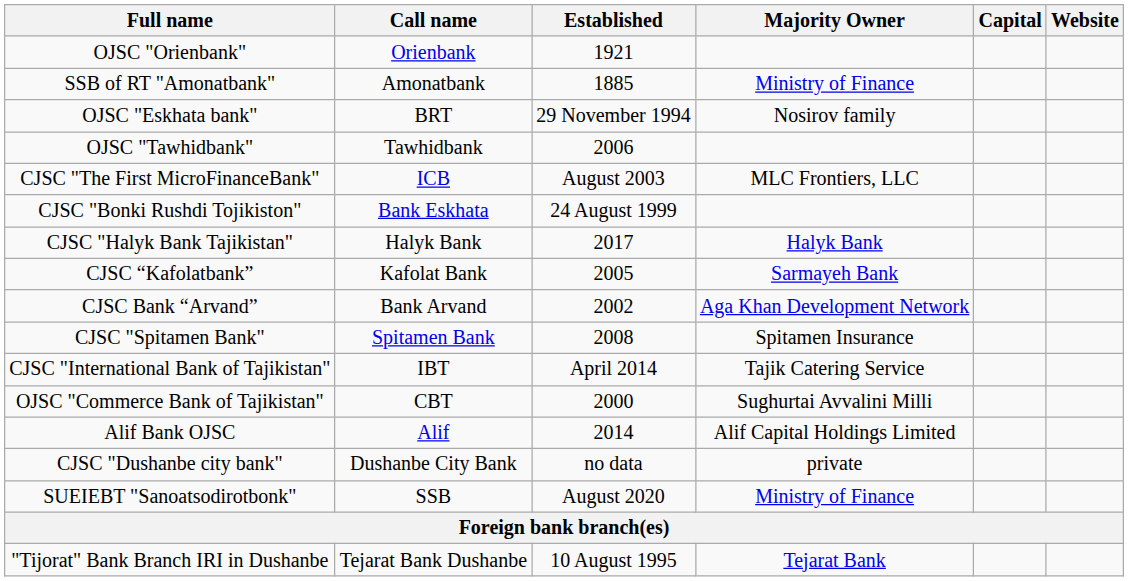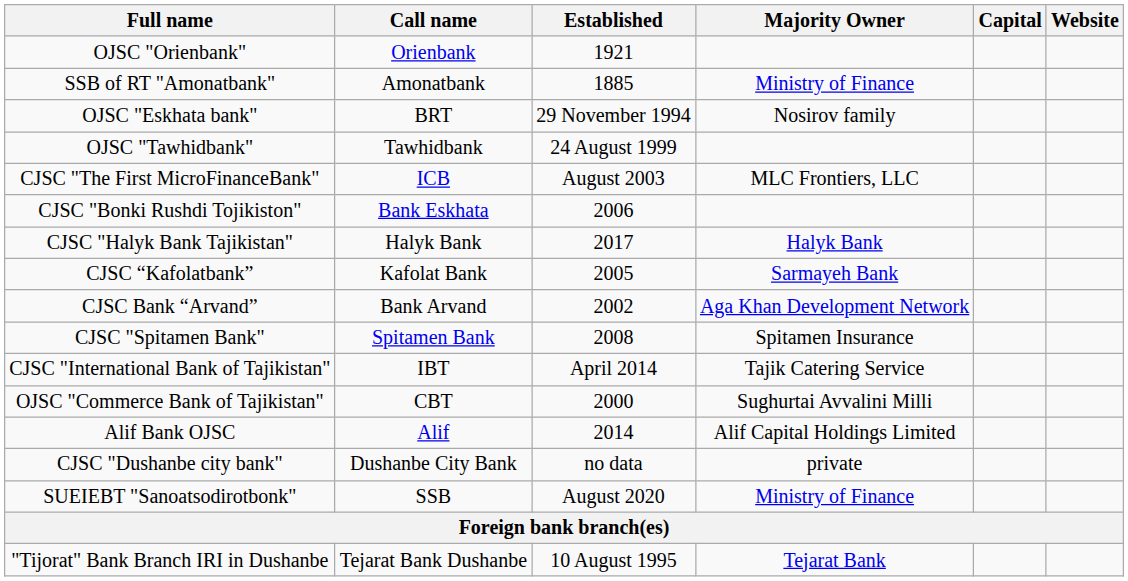(613, 147) 2006 -> (613, 147) 24 August 1999
(613, 210) 24 August 1999 -> (613, 210) 2006
